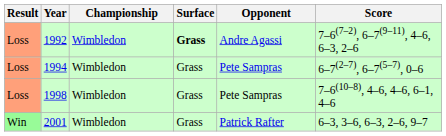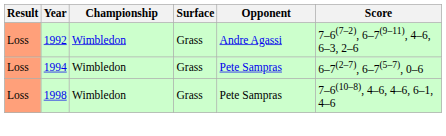(191, 39) bold -> (190, 39) normal
- row: (55, 121)
